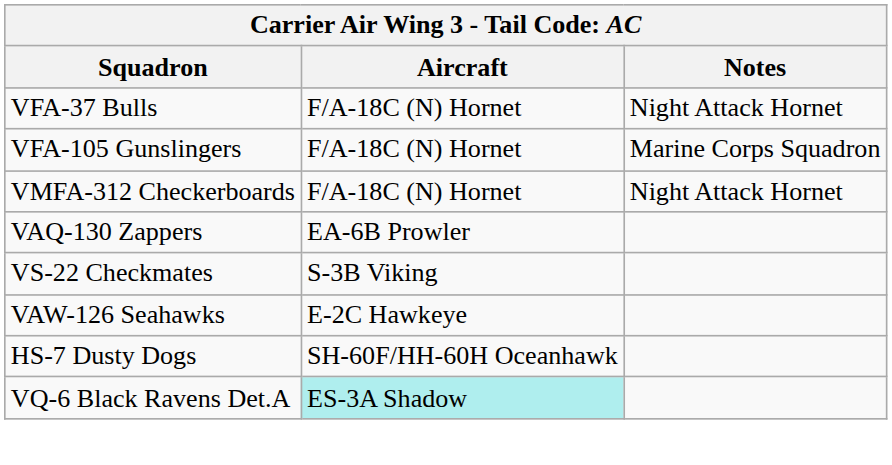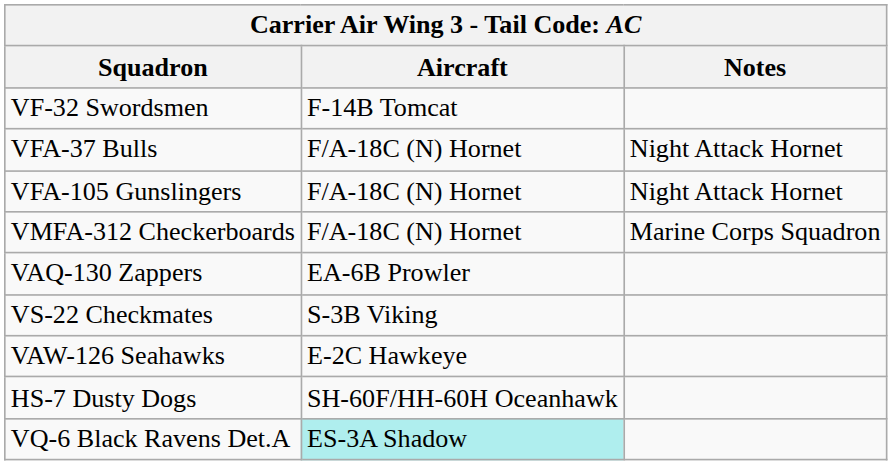+ row: (110, 107)
(755, 149) Marine Corps Squadron -> (736, 190) Night Attack Hornet
(736, 190) Night Attack Hornet -> (755, 231) Marine Corps Squadron
